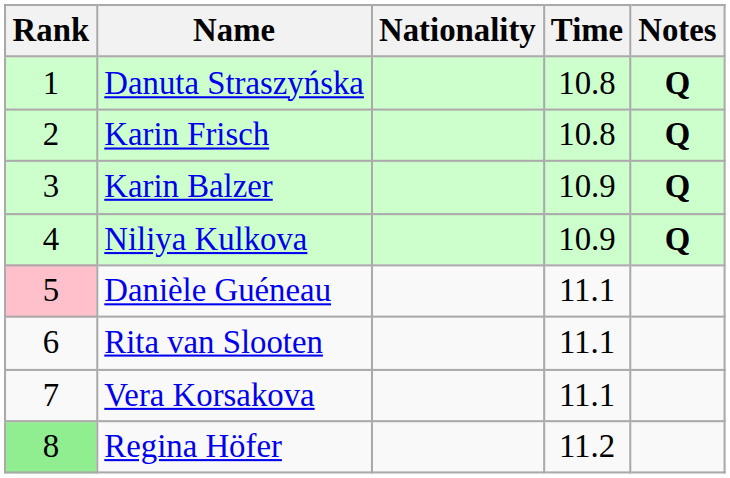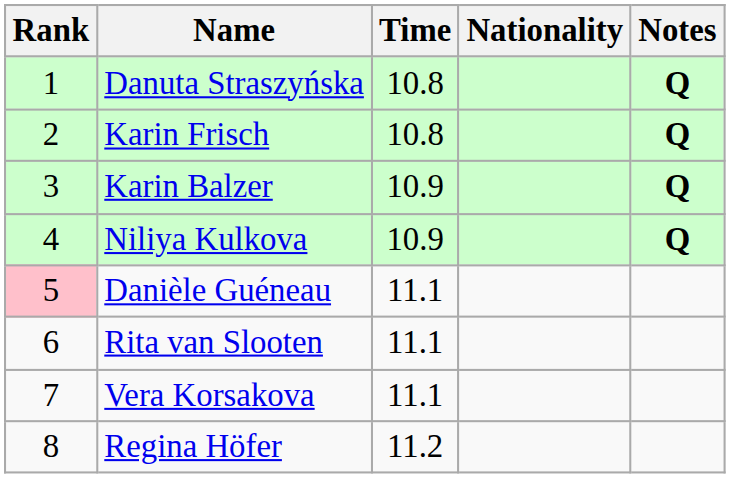columns swapped: (457, 30) <-> (587, 30)
(51, 446) lightgreen background -> (51, 446) no background
